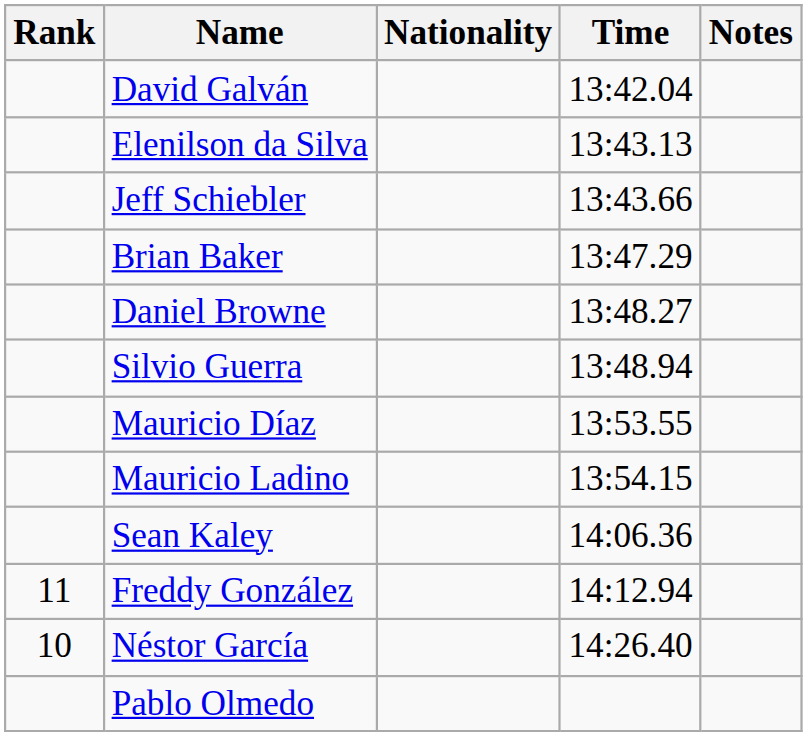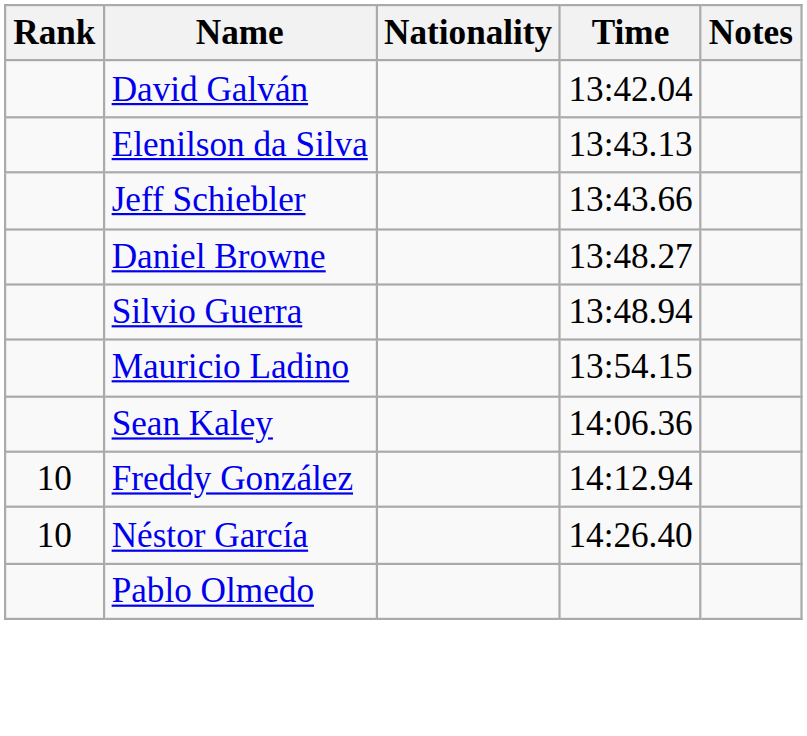- row: (197, 255)
- row: (214, 423)
(54, 590) 11 -> (54, 479) 10
